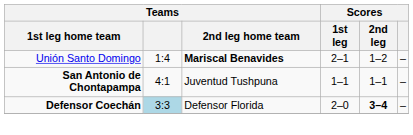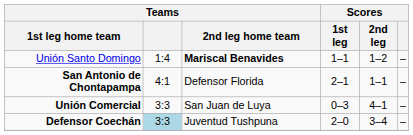(340, 59) 2–1 -> (340, 59) 1–1
(231, 82) Juventud Tushpuna -> (224, 82) Defensor Florida
(340, 82) 1–1 -> (340, 82) 2–1
+ row: (98, 105)
(224, 105) Defensor Florida -> (231, 122) Juventud Tushpuna
(378, 105) bold -> (378, 122) normal
